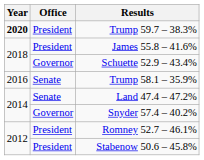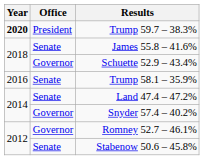(52, 46) President -> (47, 46) Senate
(52, 130) President -> (53, 130) Governor
(52, 146) President -> (47, 146) Senate
